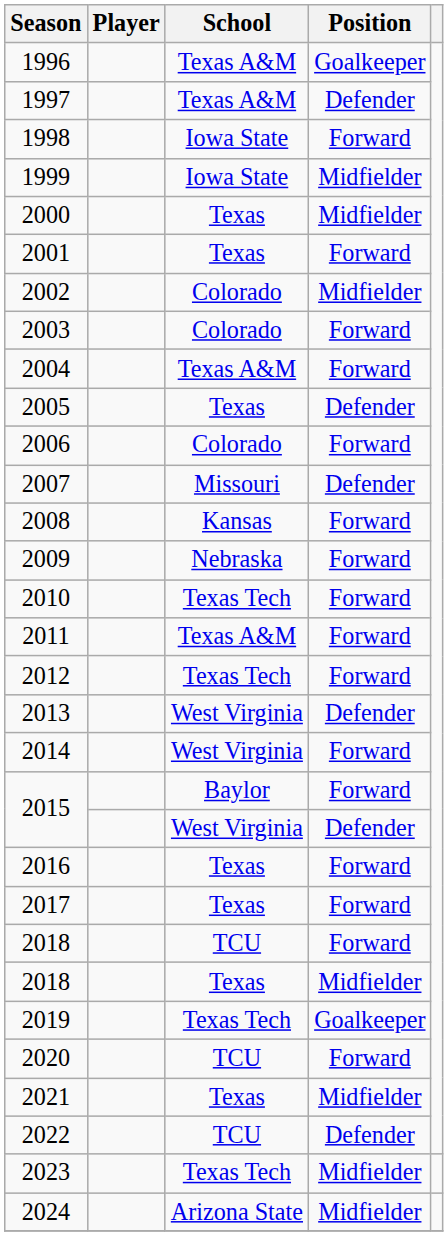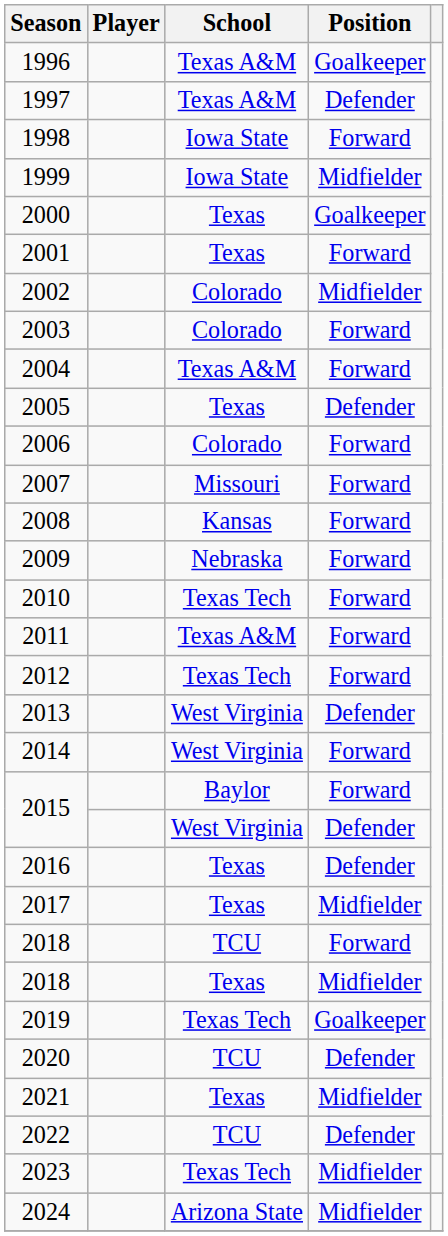(370, 215) Midfielder -> (370, 215) Goalkeeper
(370, 483) Defender -> (370, 483) Forward
(370, 866) Forward -> (370, 866) Defender
(370, 904) Forward -> (370, 904) Midfielder
(370, 1058) Forward -> (370, 1058) Defender
